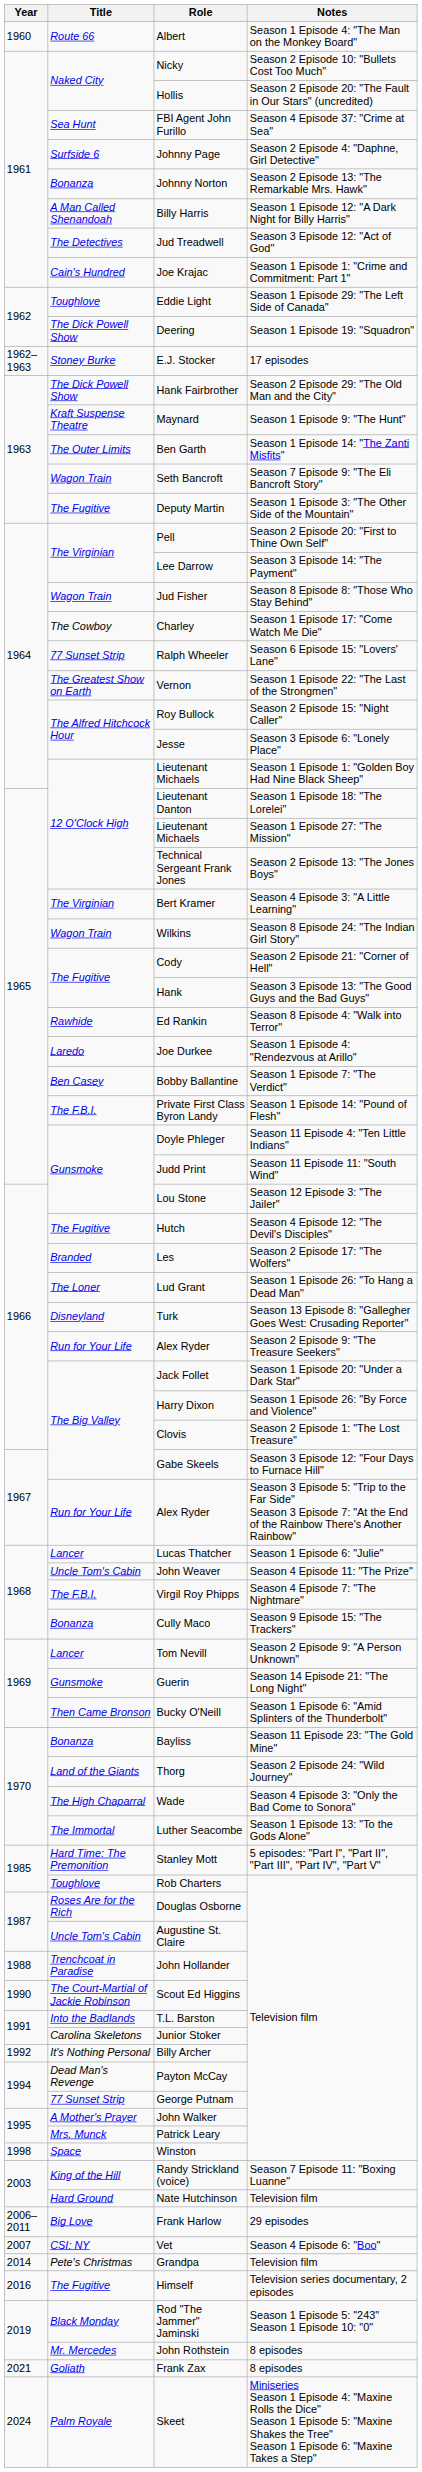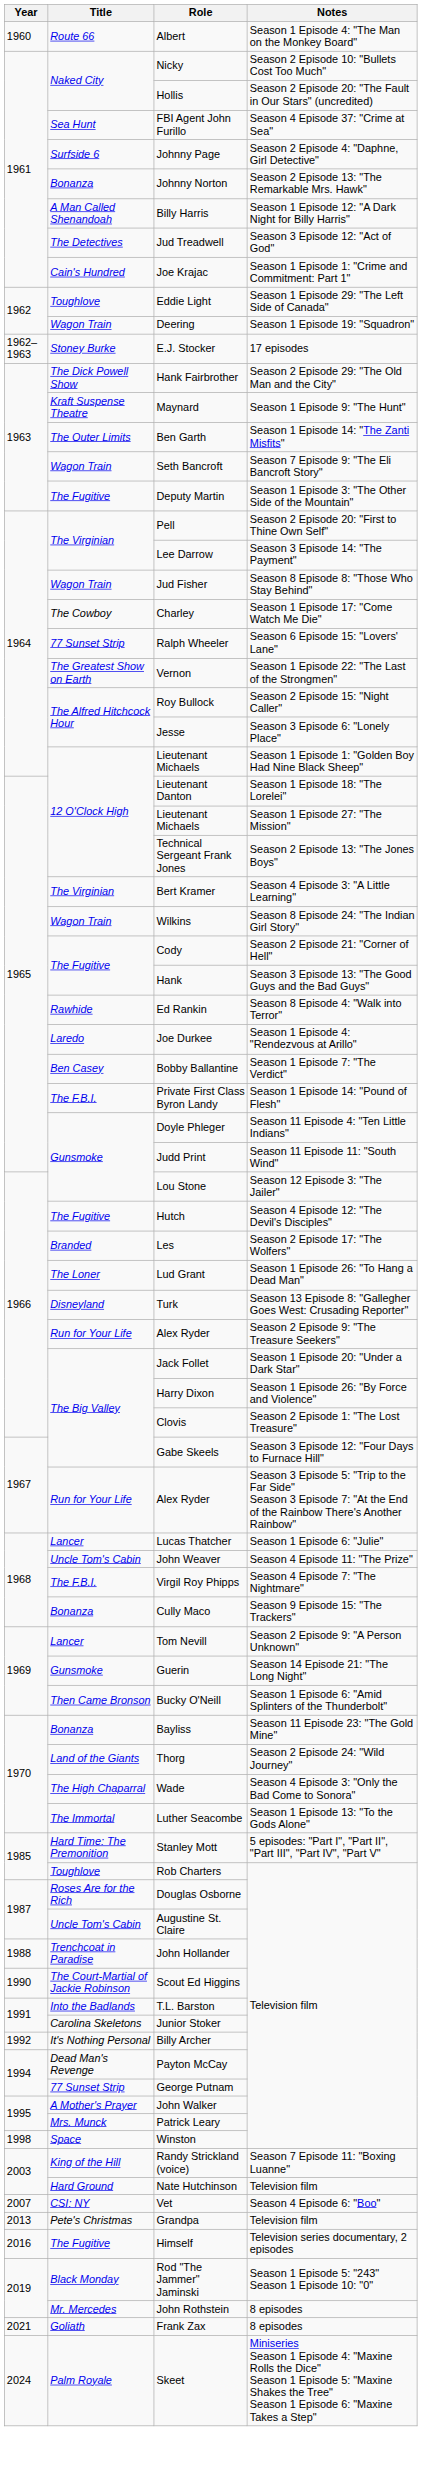(89, 331) The Dick Powell Show -> (81, 325) Wagon Train
- row: (189, 2221)
(19, 2262) 2014 -> (19, 2220) 2013
